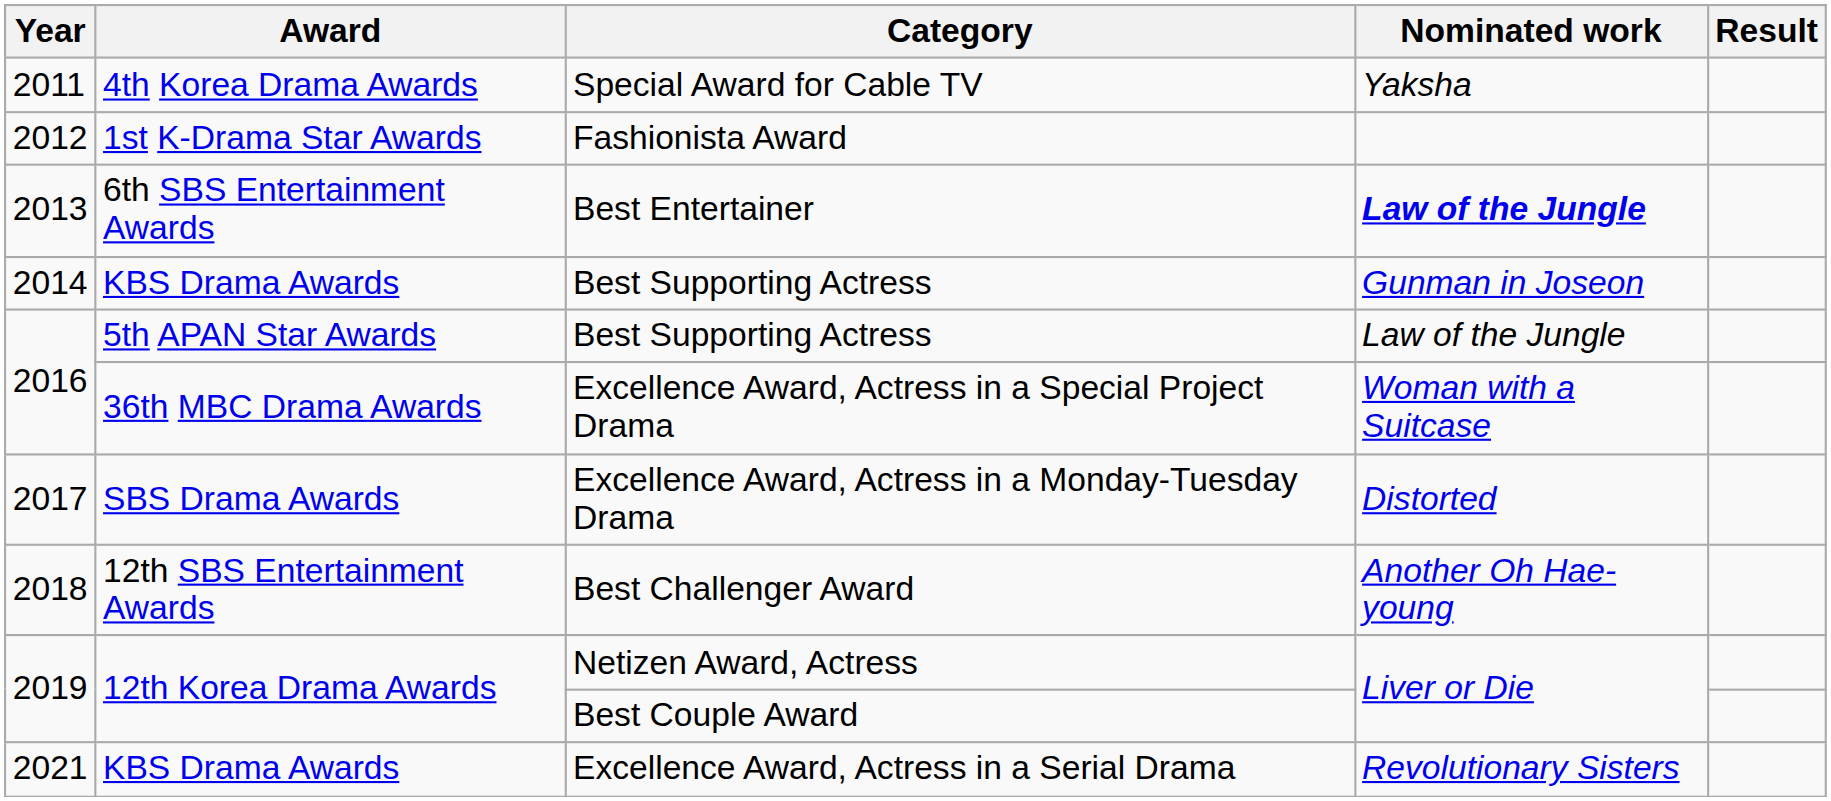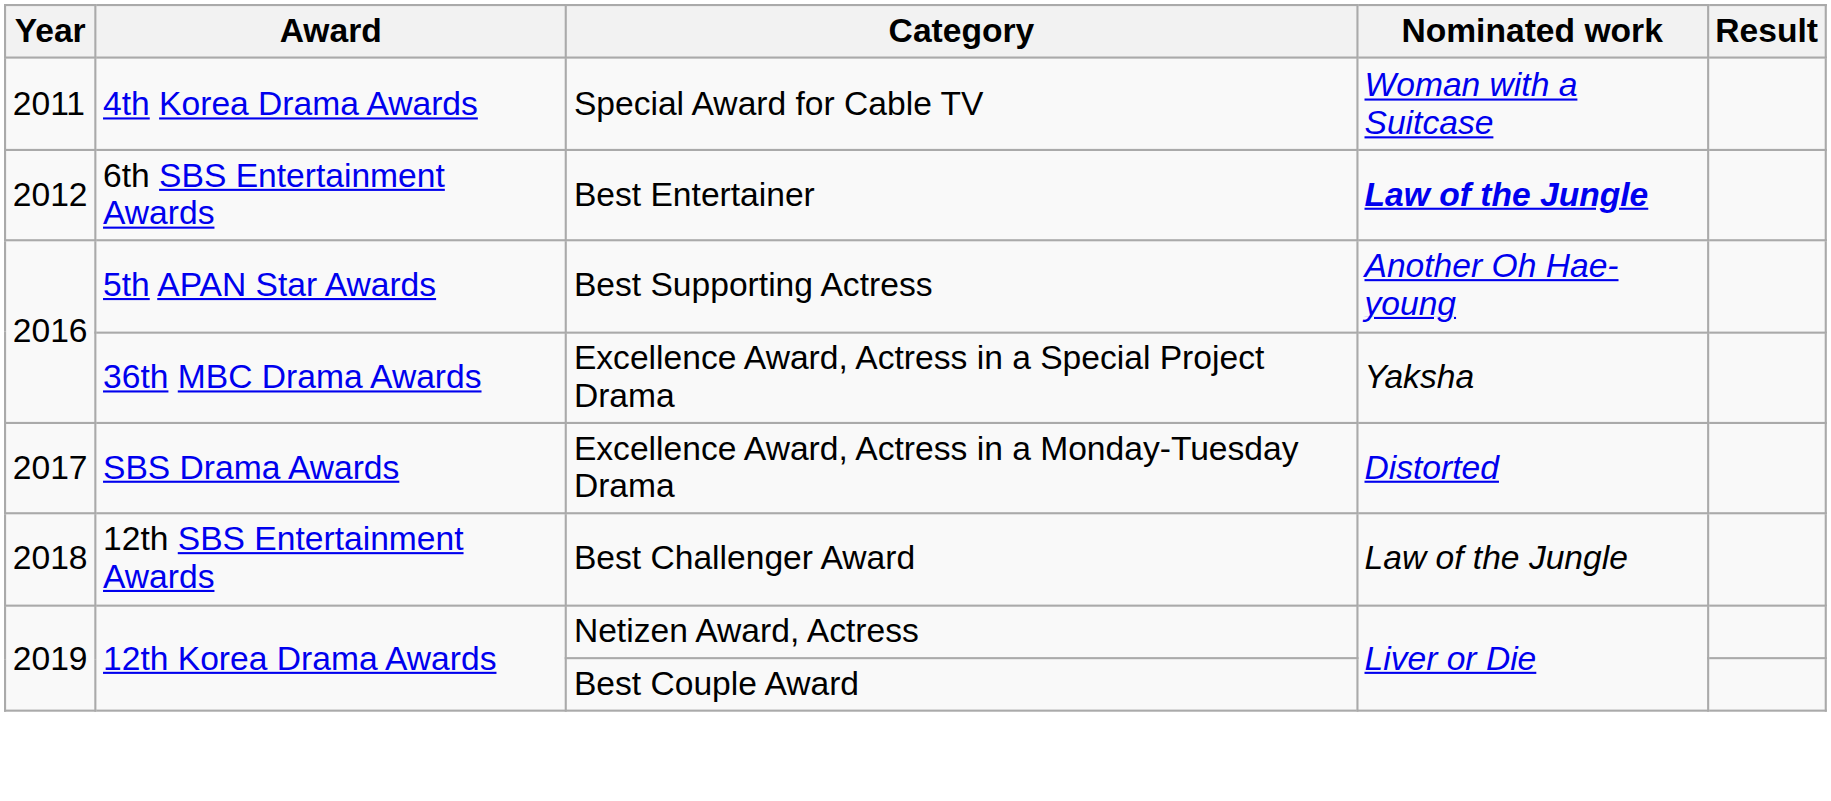(1417, 84) Yaksha -> (1471, 103) Woman with a Suitcase
- row: (292, 137)
(50, 209) 2013 -> (50, 194) 2012
- row: (251, 282)
(1494, 335) Law of the Jungle -> (1492, 285) Another Oh Hae-young
(1469, 407) Woman with a Suitcase -> (1419, 376) Yaksha
(1489, 589) Another Oh Hae-young -> (1496, 558) Law of the Jungle
- row: (251, 768)
